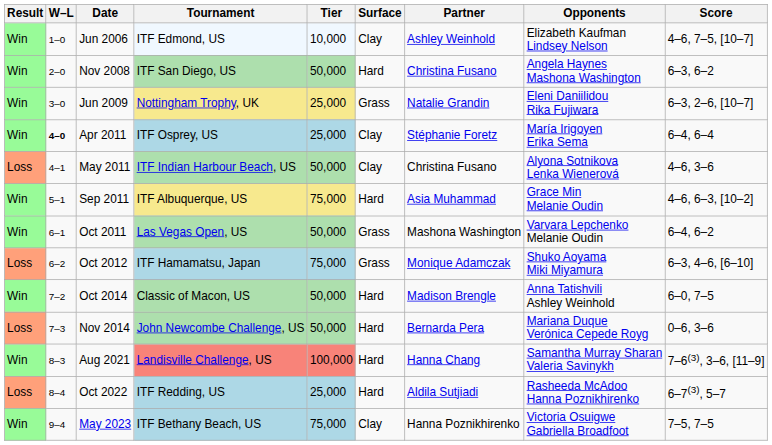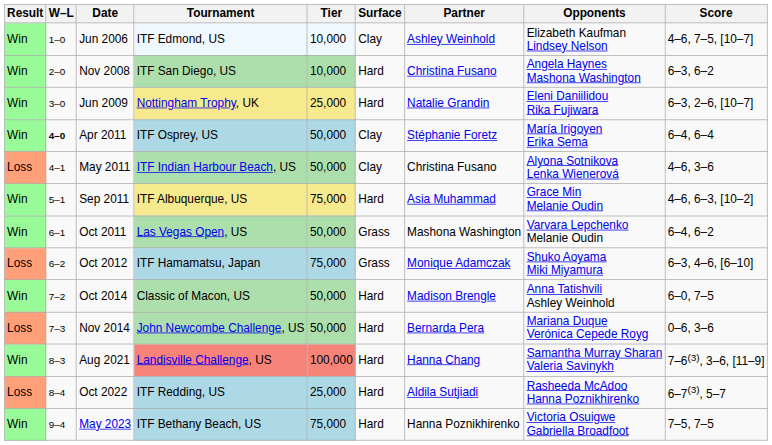(328, 71) 50,000 -> (328, 71) 10,000
(374, 103) Grass -> (371, 103) Hard
(328, 135) 25,000 -> (328, 135) 50,000
(370, 424) Clay -> (371, 424) Hard
